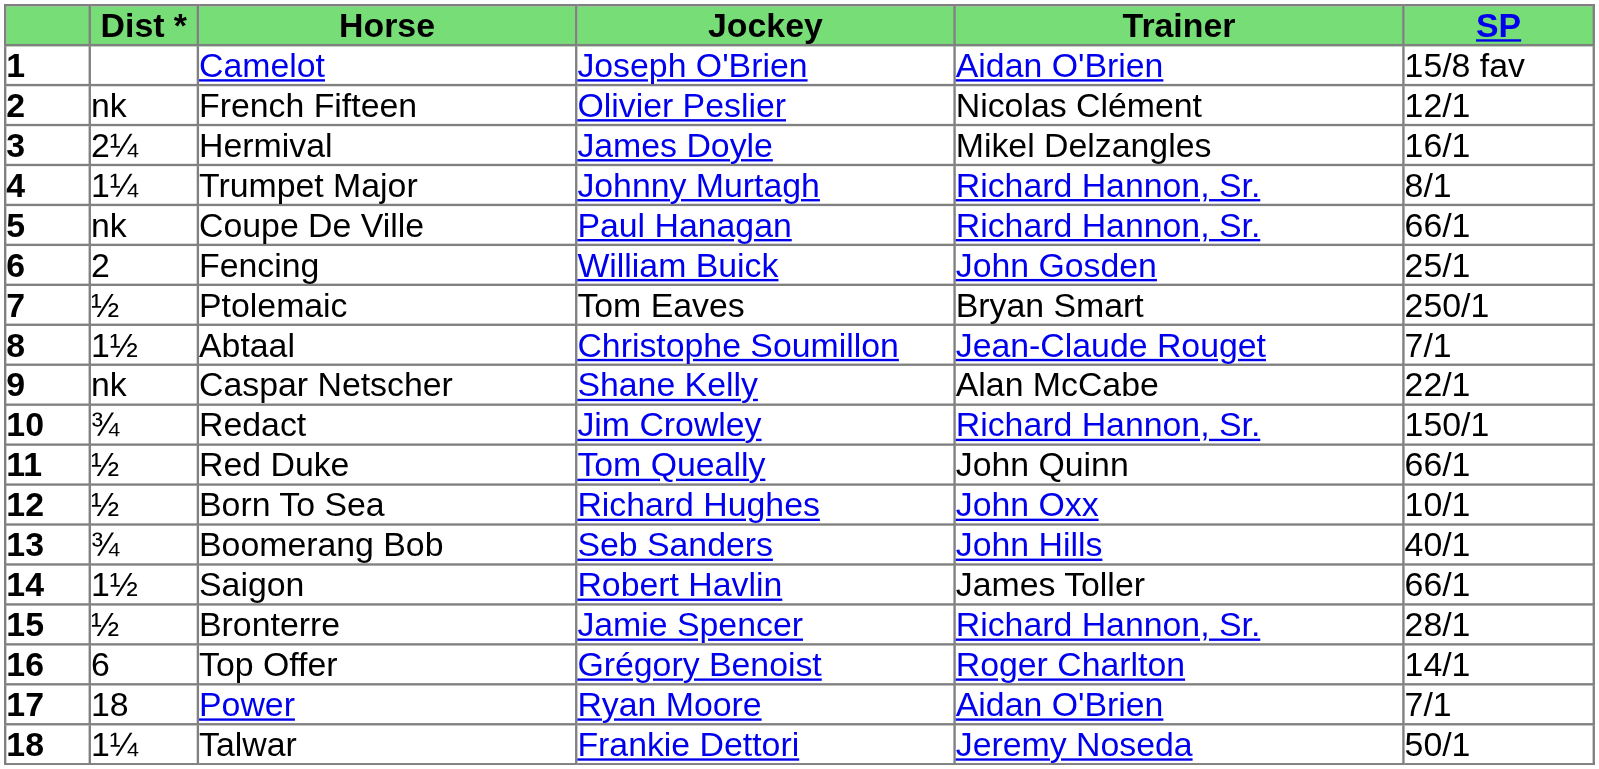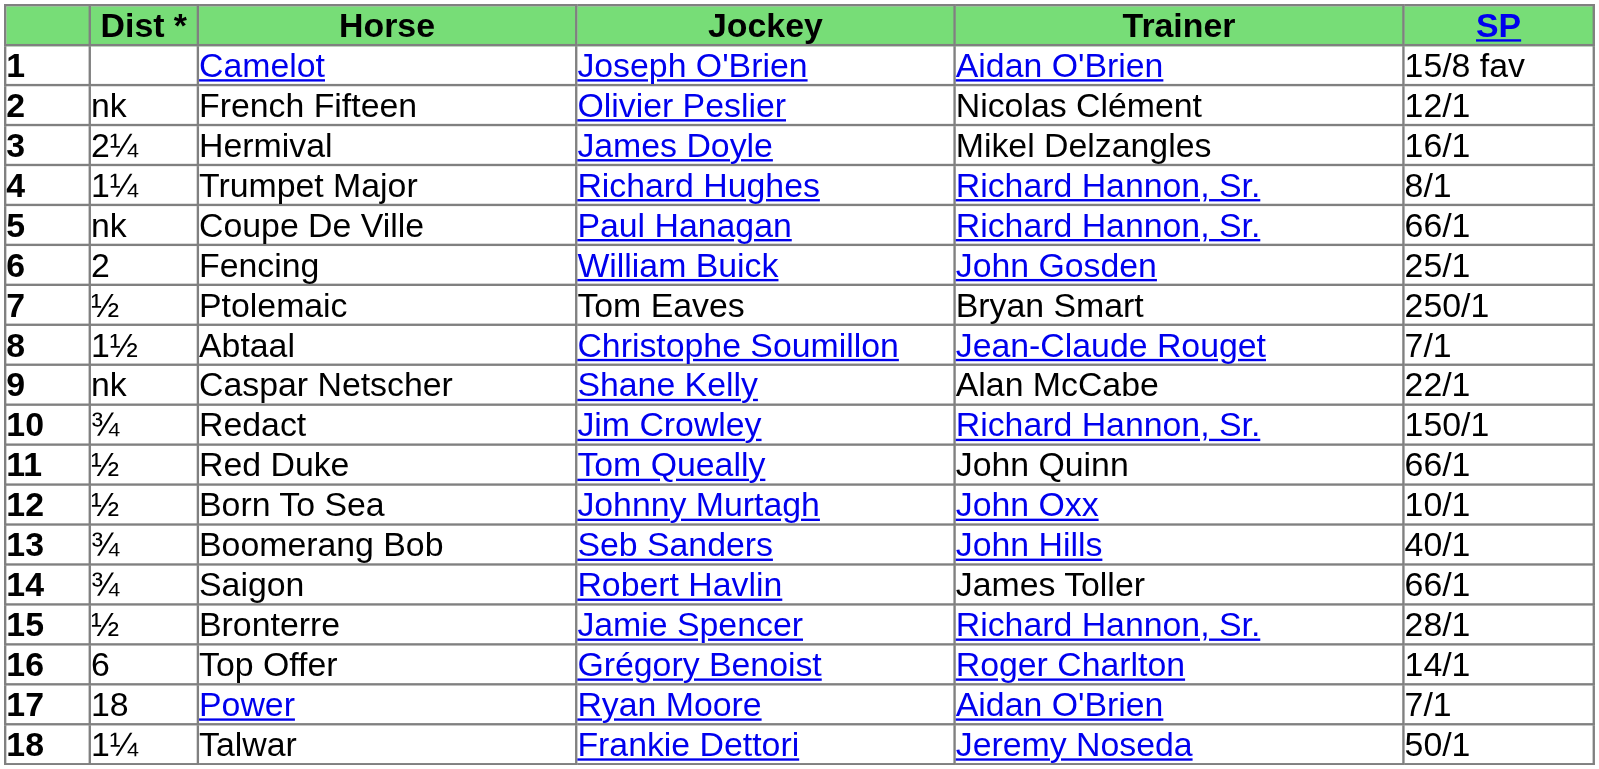(699, 185) Johnny Murtagh -> (699, 185) Richard Hughes
(699, 505) Richard Hughes -> (699, 505) Johnny Murtagh
(114, 584) 1½ -> (105, 584) ¾
